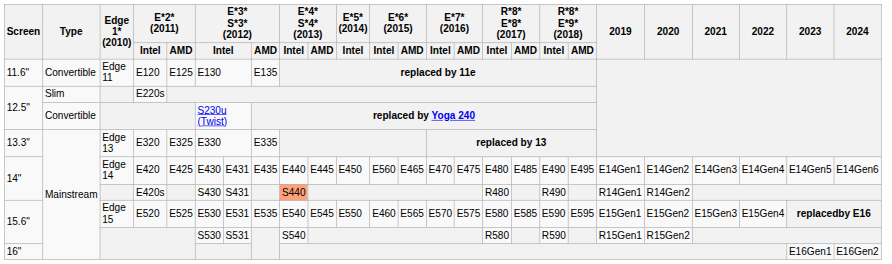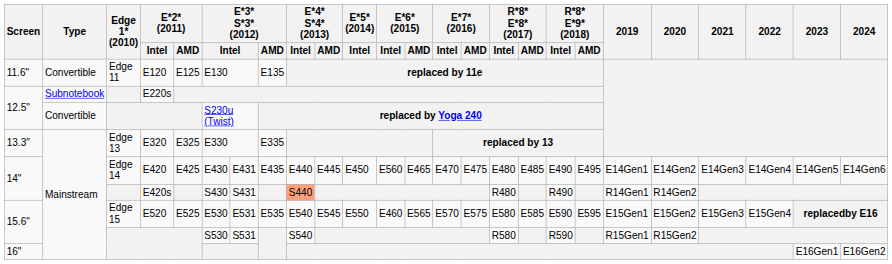(55, 94) Slim -> (75, 94) Subnotebook
